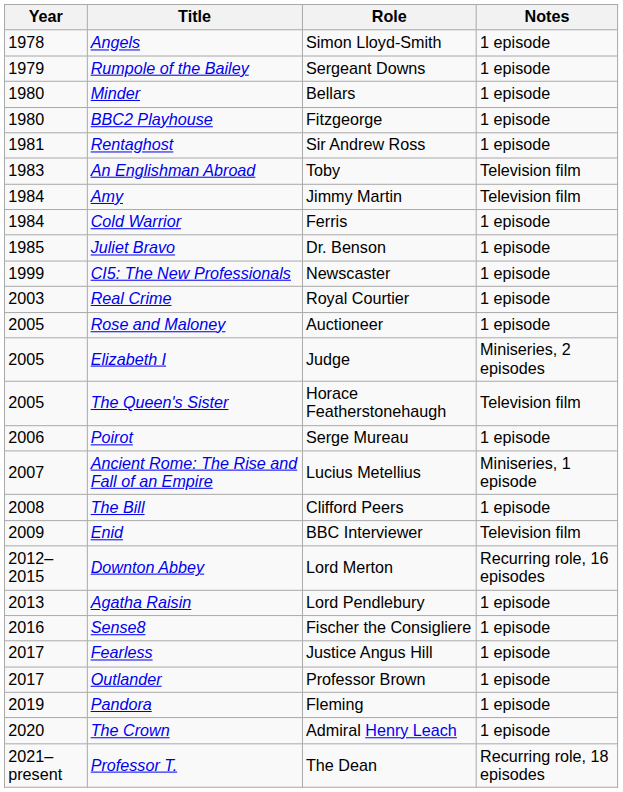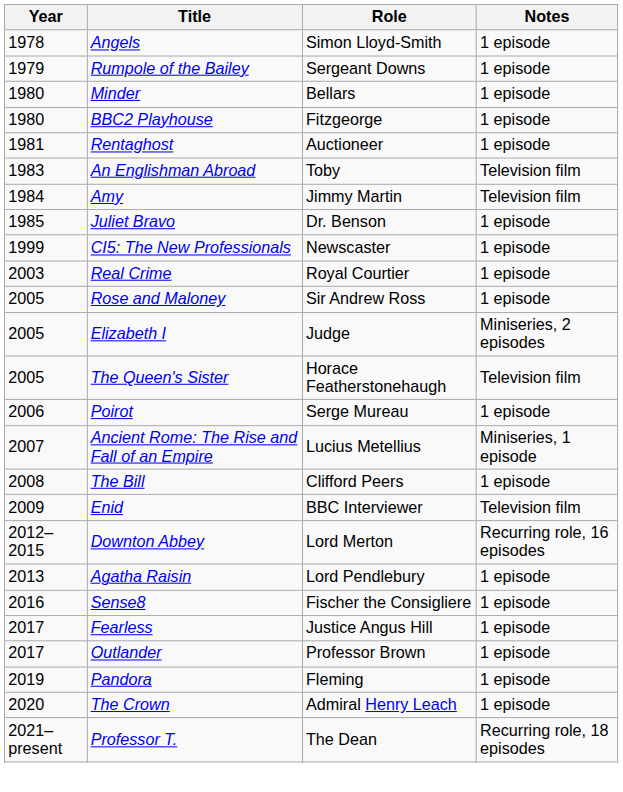(366, 145) Sir Andrew Ross -> (345, 145) Auctioneer
- row: (136, 222)
(345, 324) Auctioneer -> (366, 299) Sir Andrew Ross
